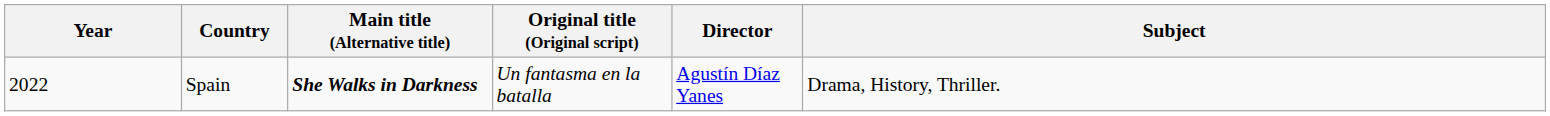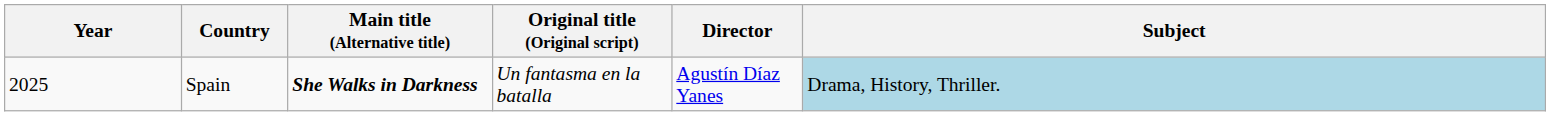(29, 83) 2022 -> (29, 83) 2025
(904, 83) no background -> (904, 83) lightblue background
